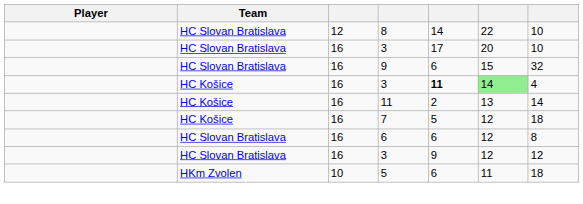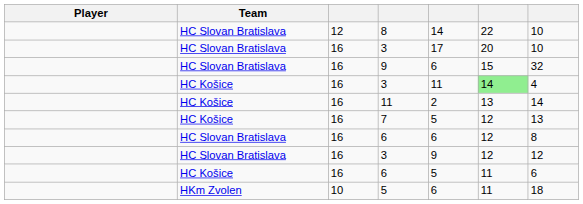(437, 84) bold -> (437, 84) normal
(537, 119) 18 -> (537, 119) 13
+ row: (207, 173)
